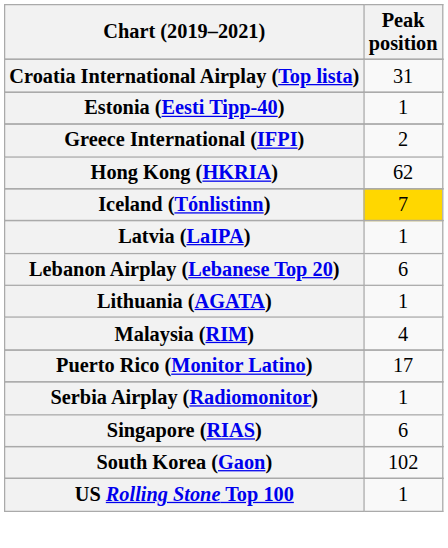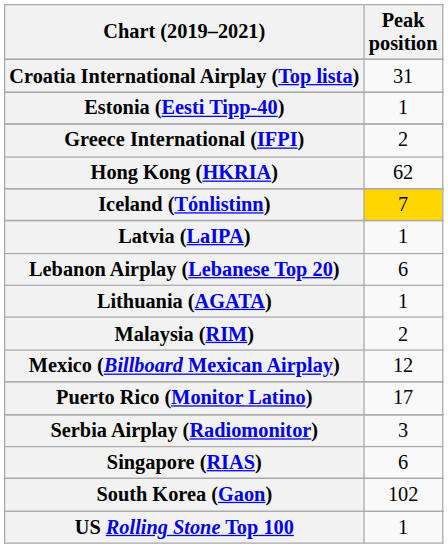(403, 333) 4 -> (403, 333) 2
+ row: (184, 365)
(403, 397) 1 -> (403, 430) 3
